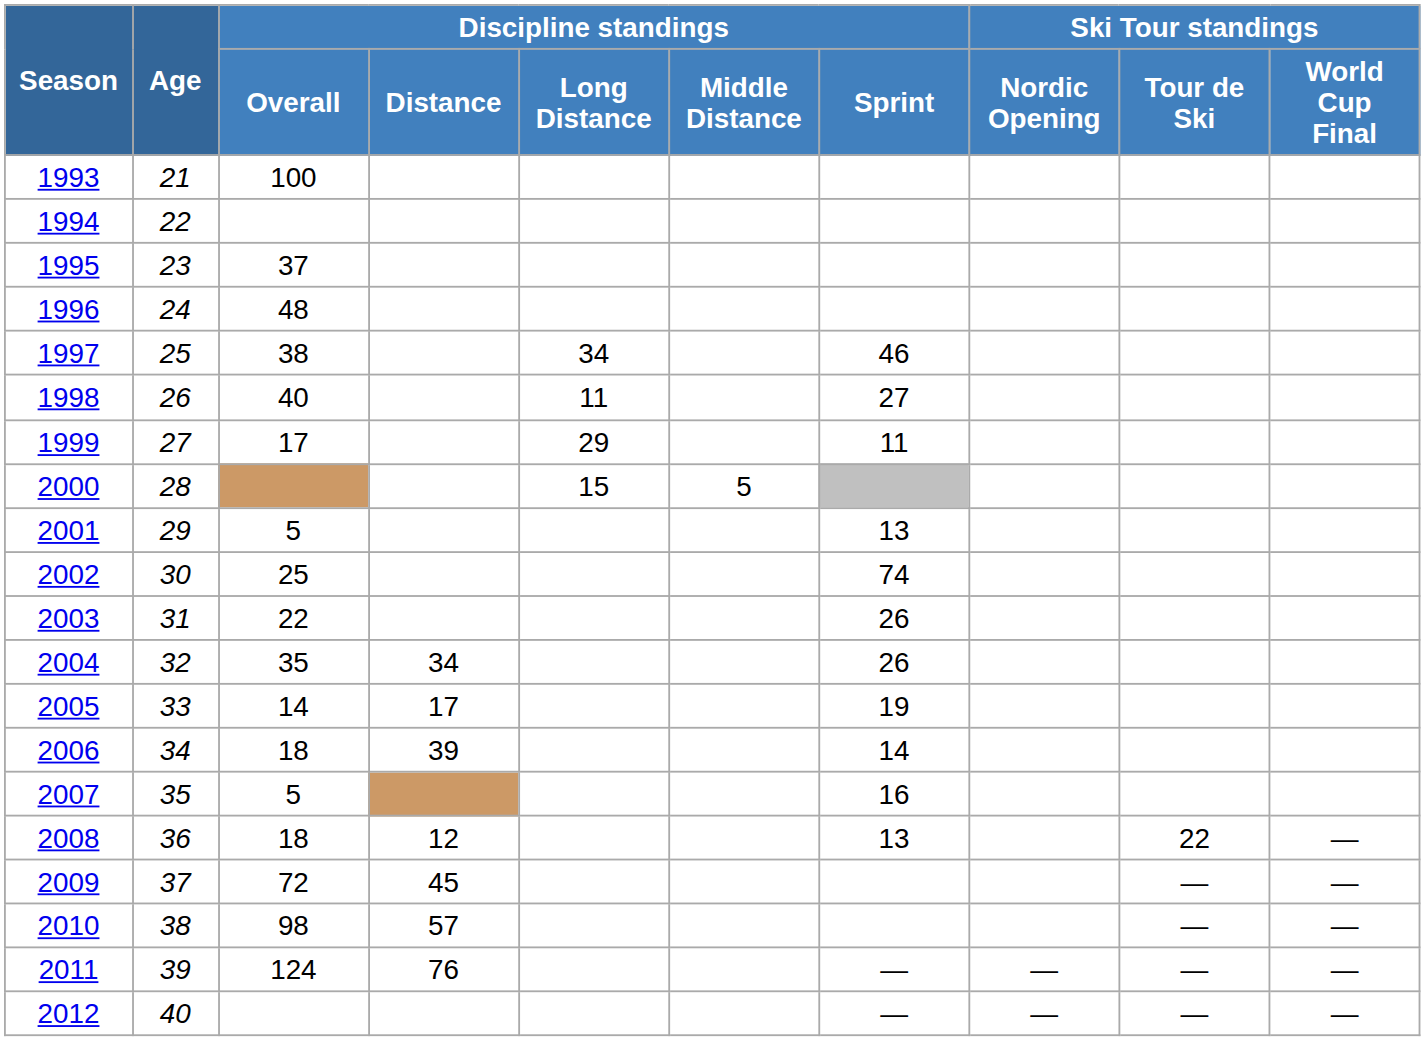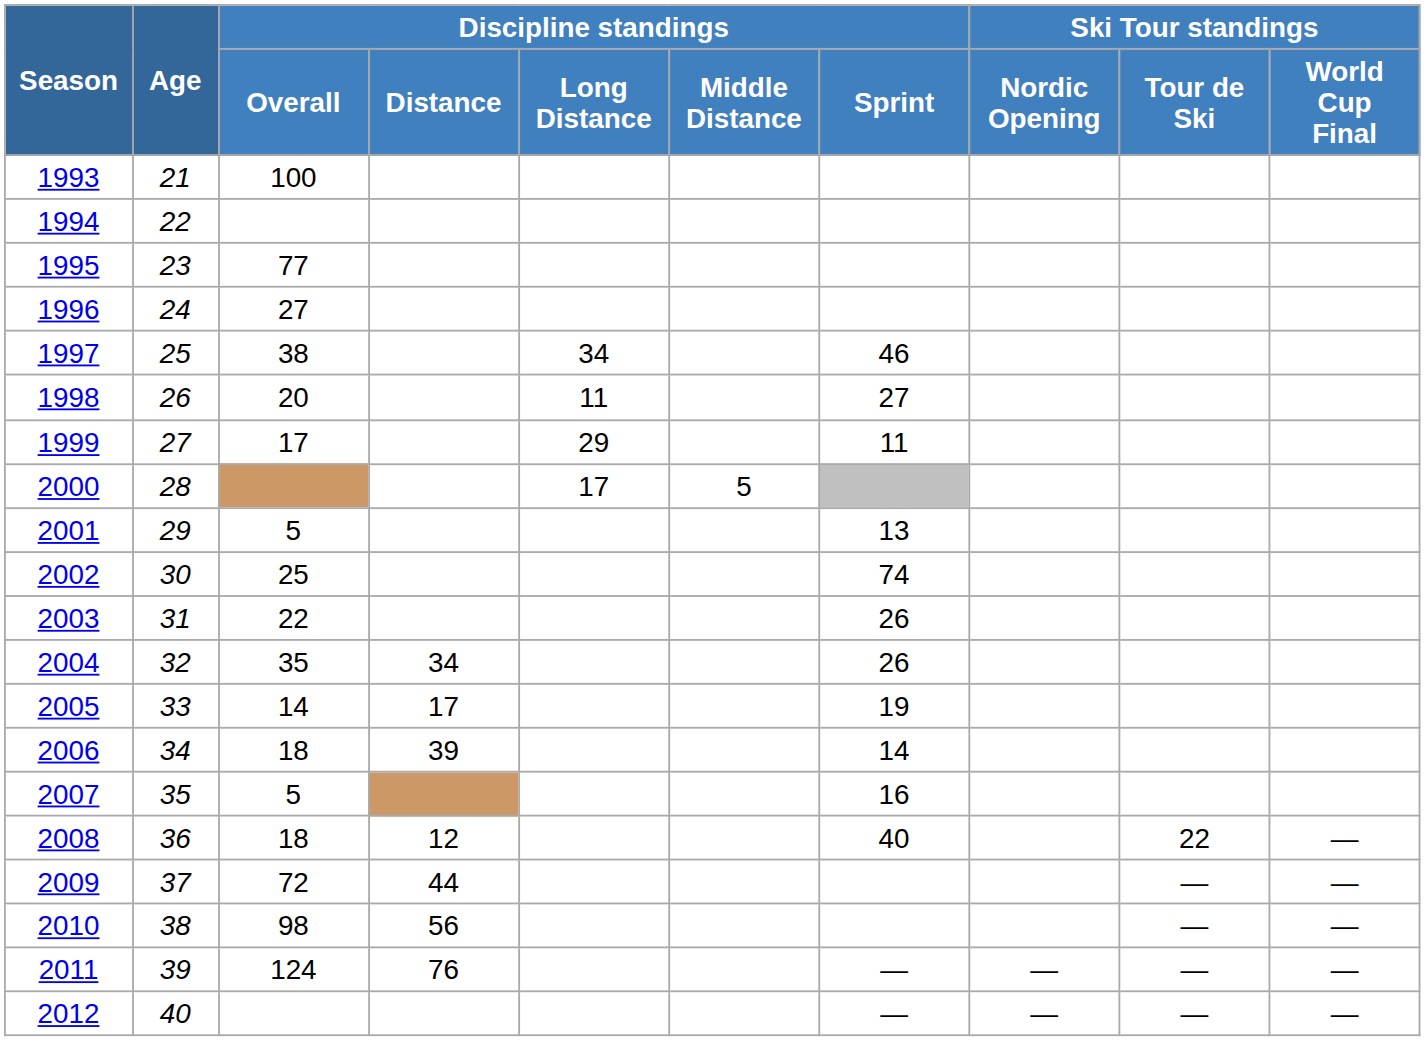(293, 265) 37 -> (293, 265) 77
(293, 310) 48 -> (293, 310) 27
(293, 398) 40 -> (293, 398) 20
(594, 486) 15 -> (594, 486) 17
(894, 838) 13 -> (894, 838) 40
(444, 882) 45 -> (444, 882) 44
(444, 926) 57 -> (444, 926) 56
